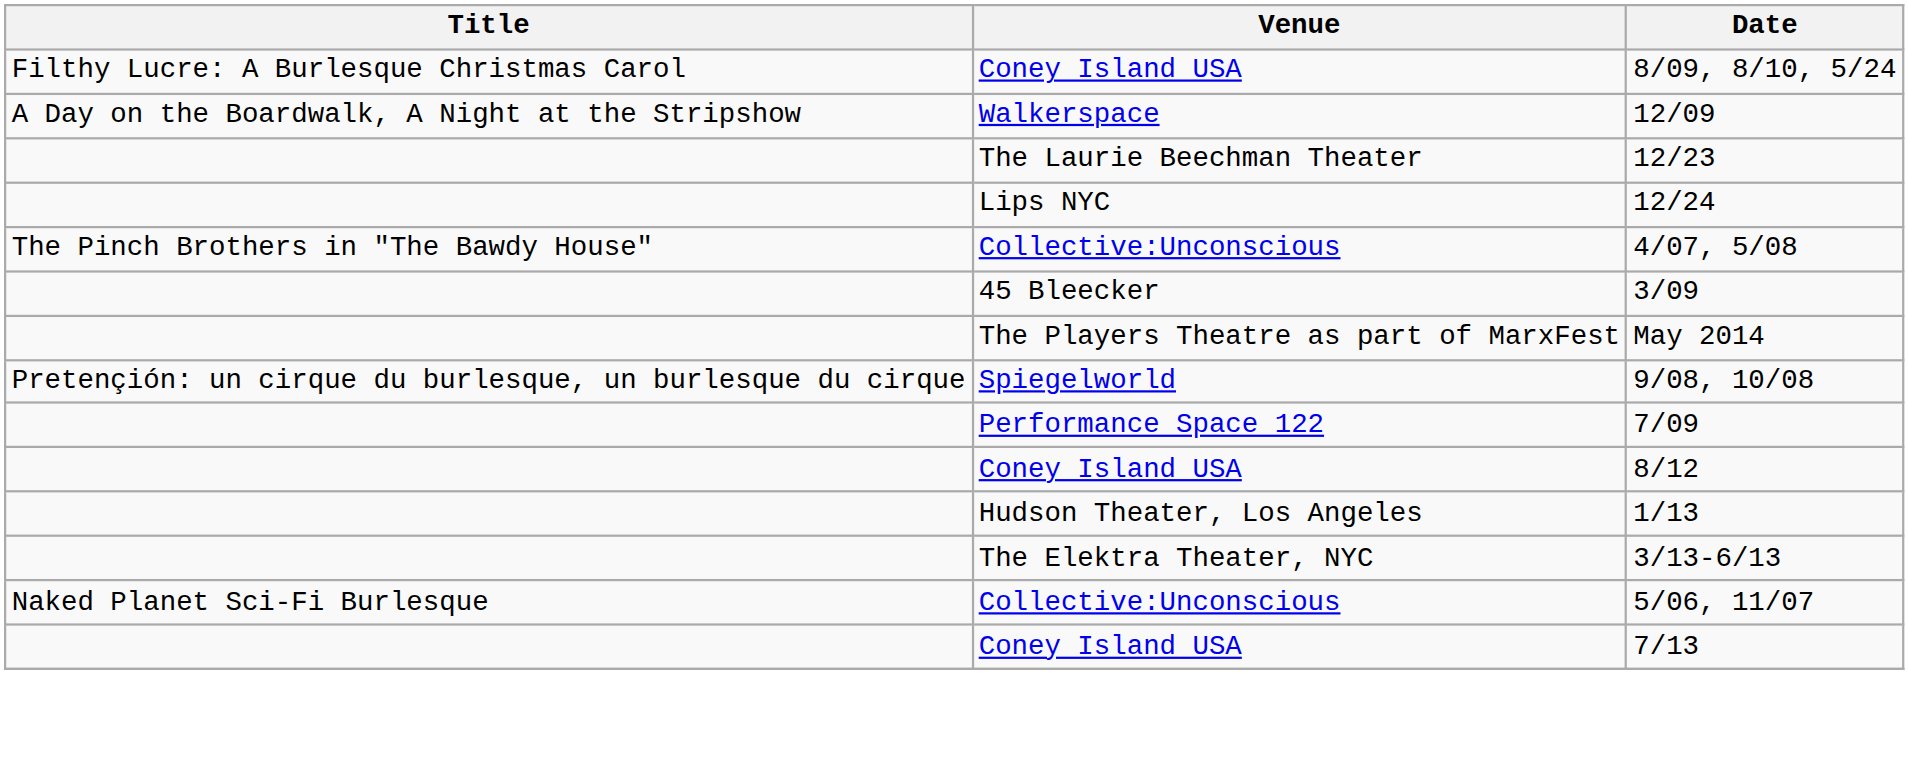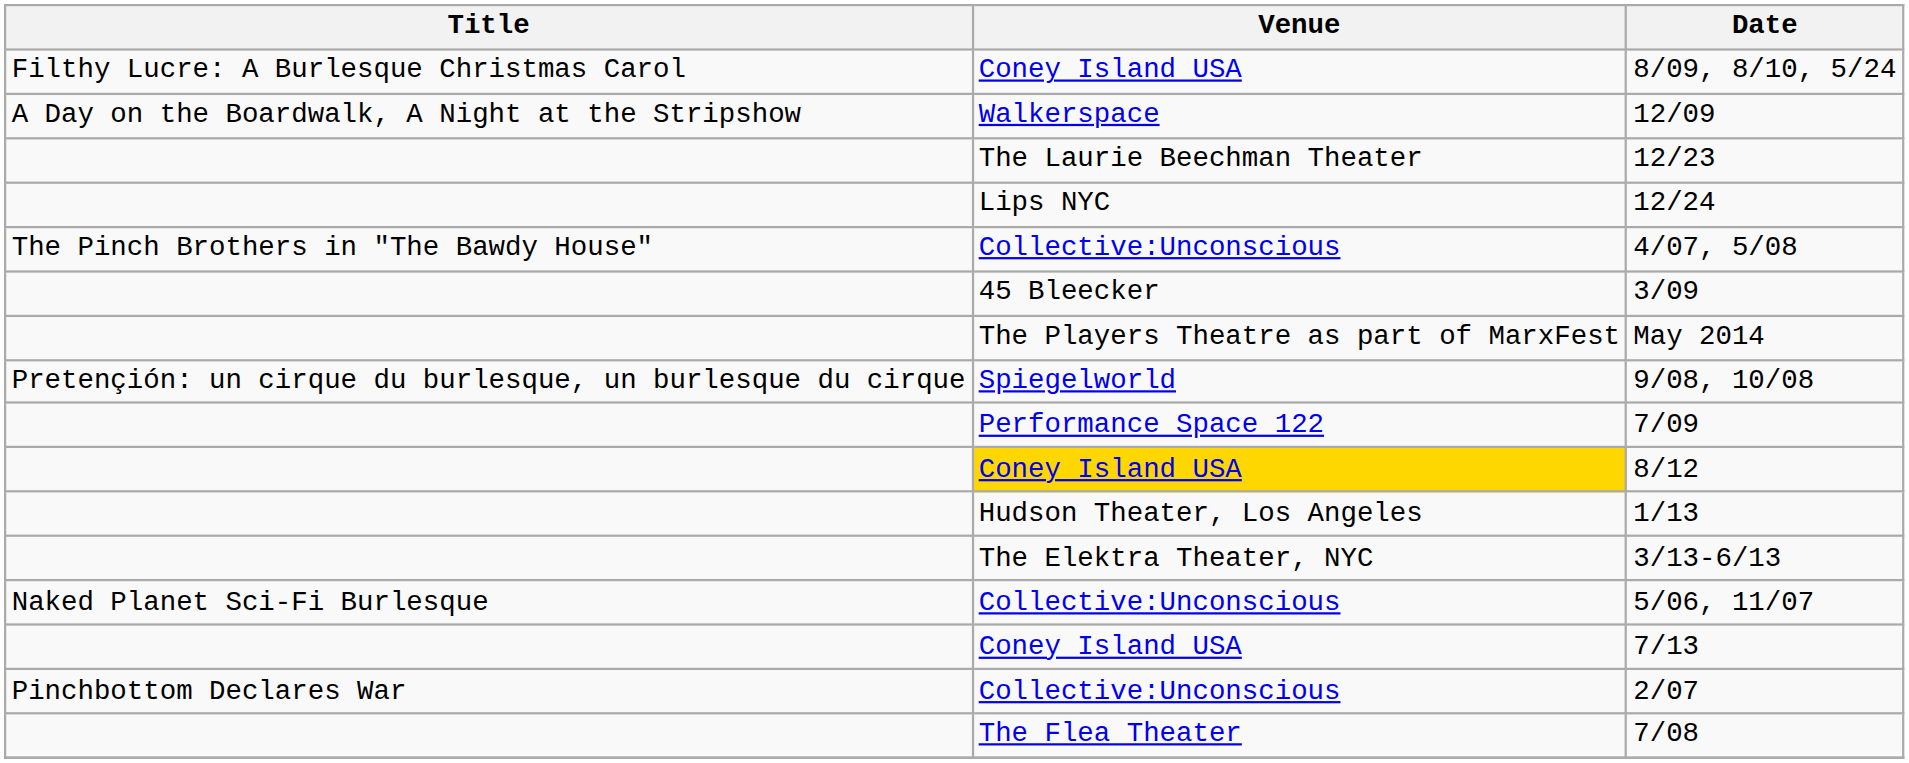(1110, 470) no background -> (1110, 470) gold background
+ row: (1666, 692)
+ row: (1666, 736)
